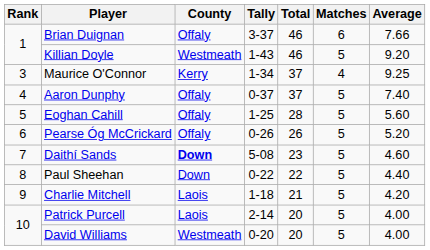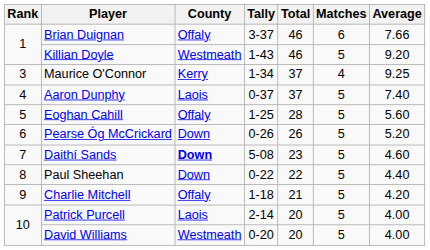(194, 94) Offaly -> (193, 94) Laois
(194, 134) Offaly -> (194, 134) Down
(193, 194) Laois -> (194, 194) Offaly
